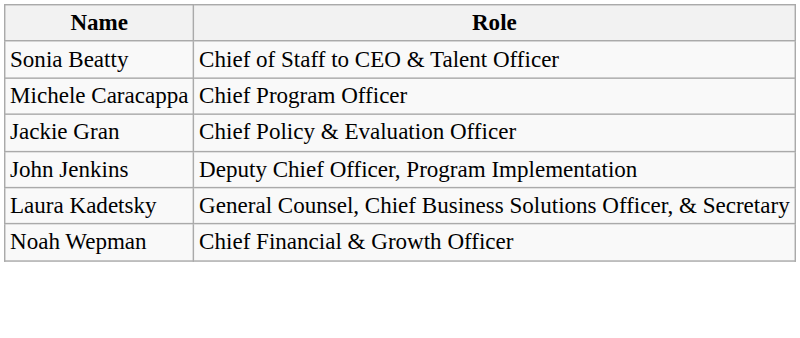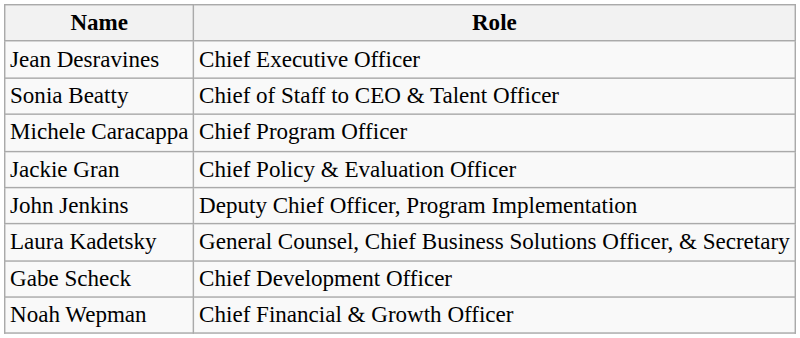+ row: (85, 59)
+ row: (70, 278)
